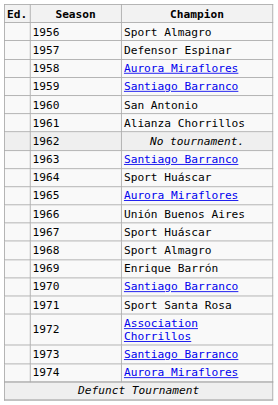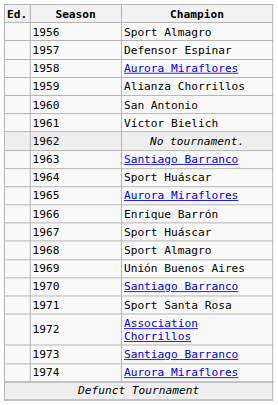(181, 86) Santiago Barranco -> (185, 86) Alianza Chorrillos
(185, 123) Alianza Chorrillos -> (171, 123) Víctor Bielich
(185, 214) Unión Buenos Aires -> (171, 214) Enrique Barrón
(171, 269) Enrique Barrón -> (185, 269) Unión Buenos Aires
